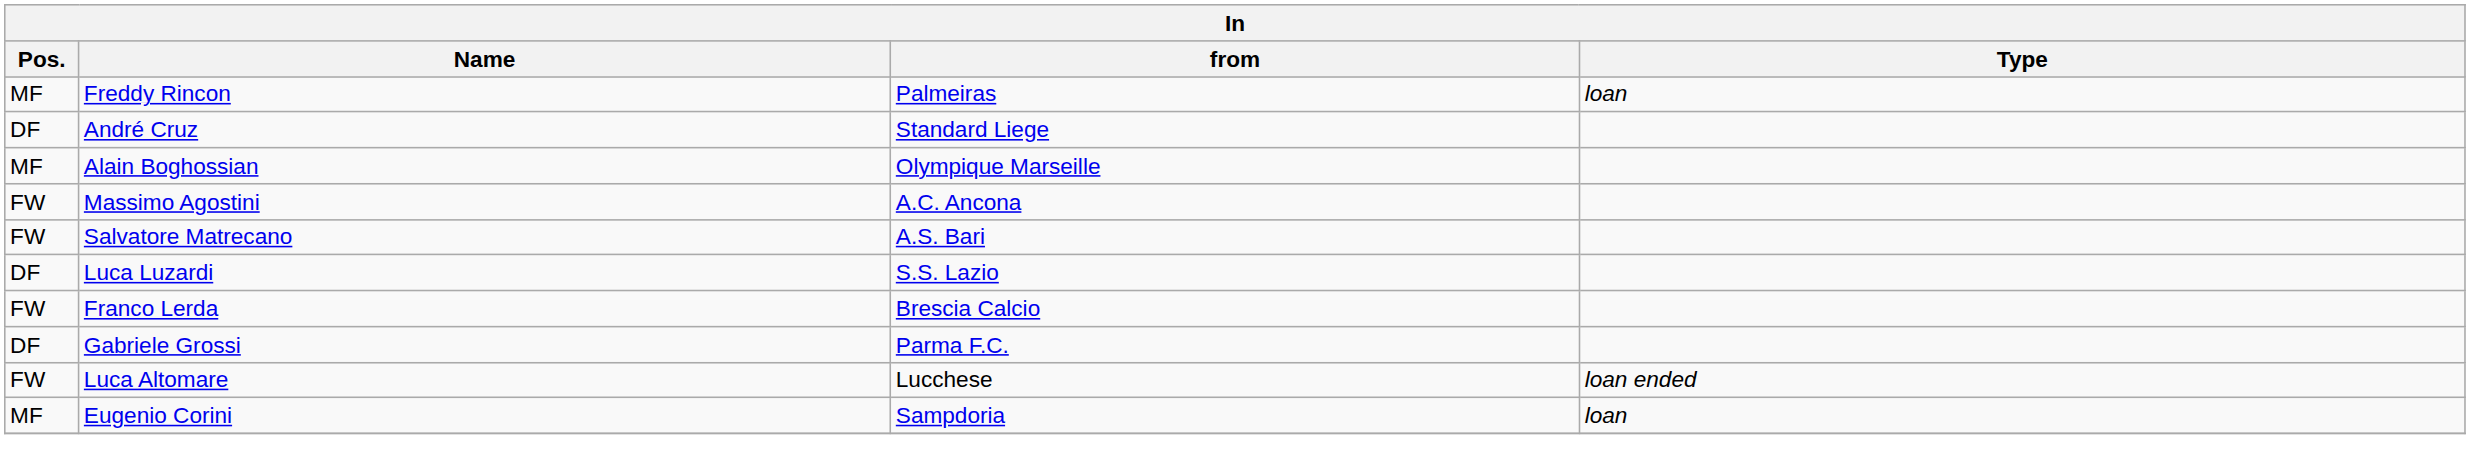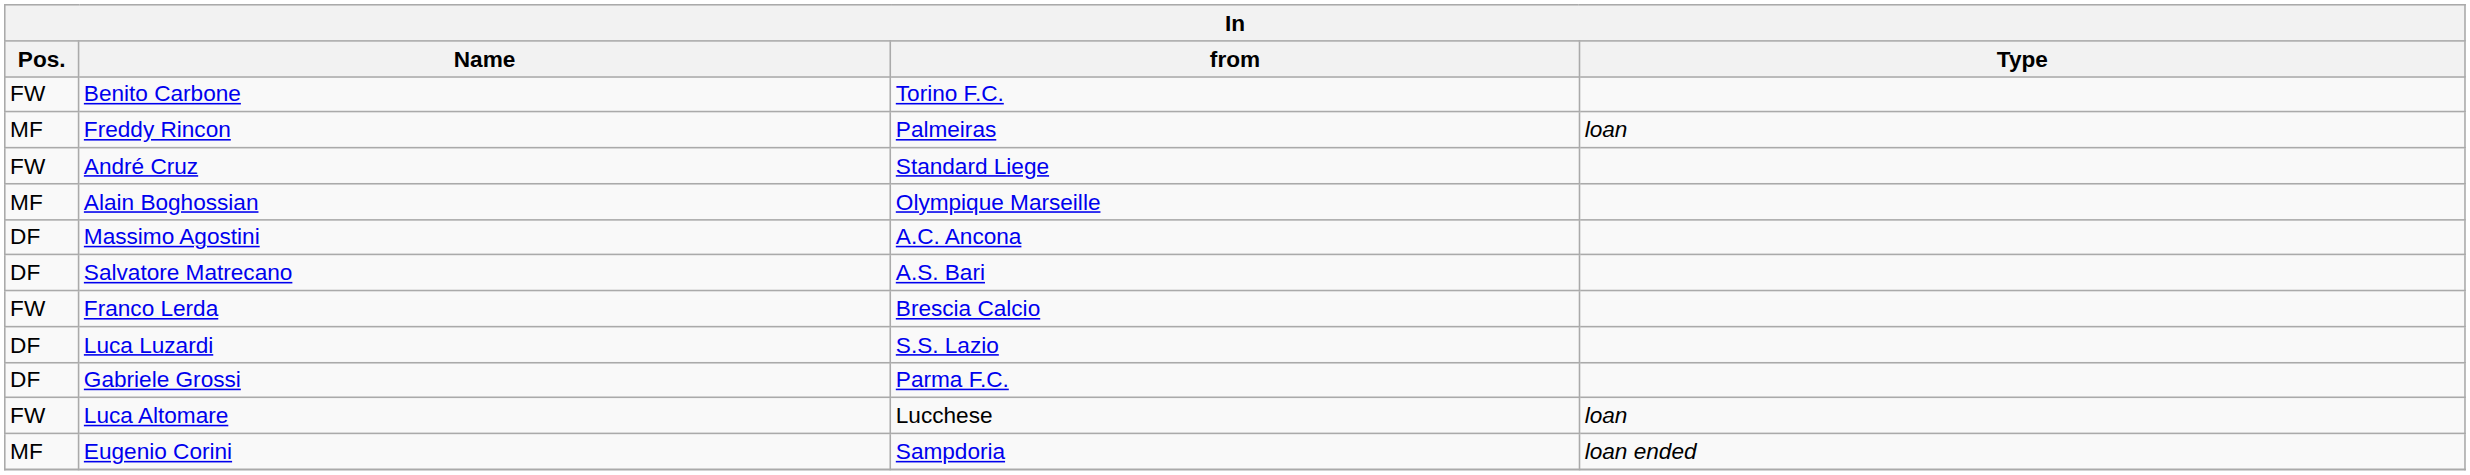+ row: (162, 94)
(25, 130) DF -> (28, 166) FW
(28, 202) FW -> (25, 237) DF
(28, 237) FW -> (25, 273) DF
rows swapped: (151, 309) <-> (149, 273)
(1641, 380) loan ended -> (1606, 416) loan
(1606, 416) loan -> (1641, 452) loan ended
